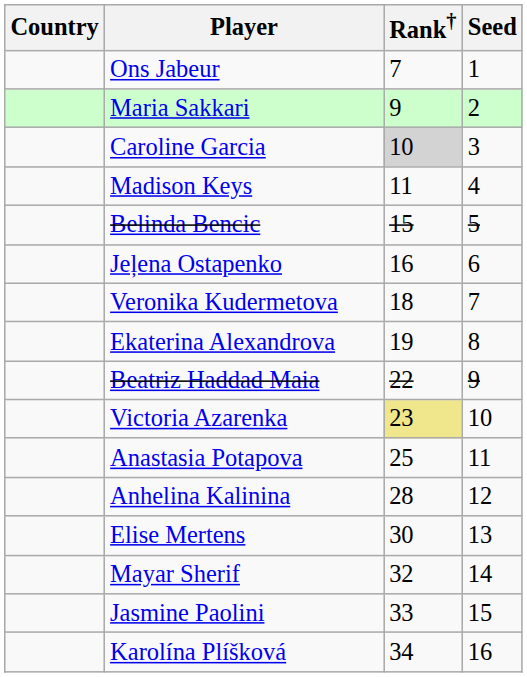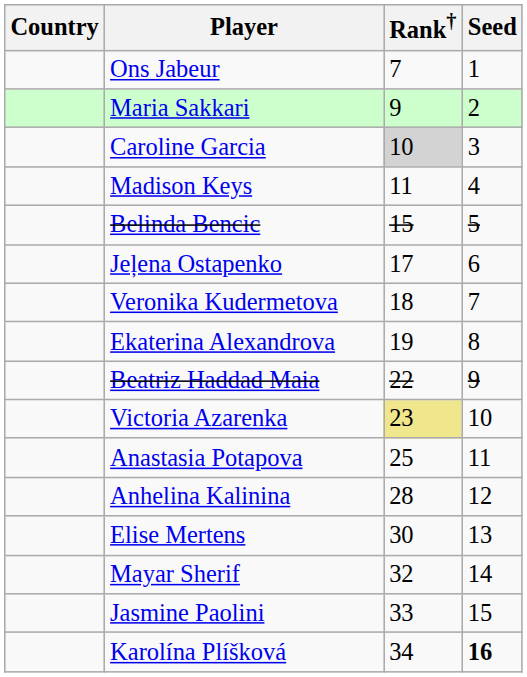(401, 263) 16 -> (401, 263) 17
(480, 651) normal -> (480, 651) bold
